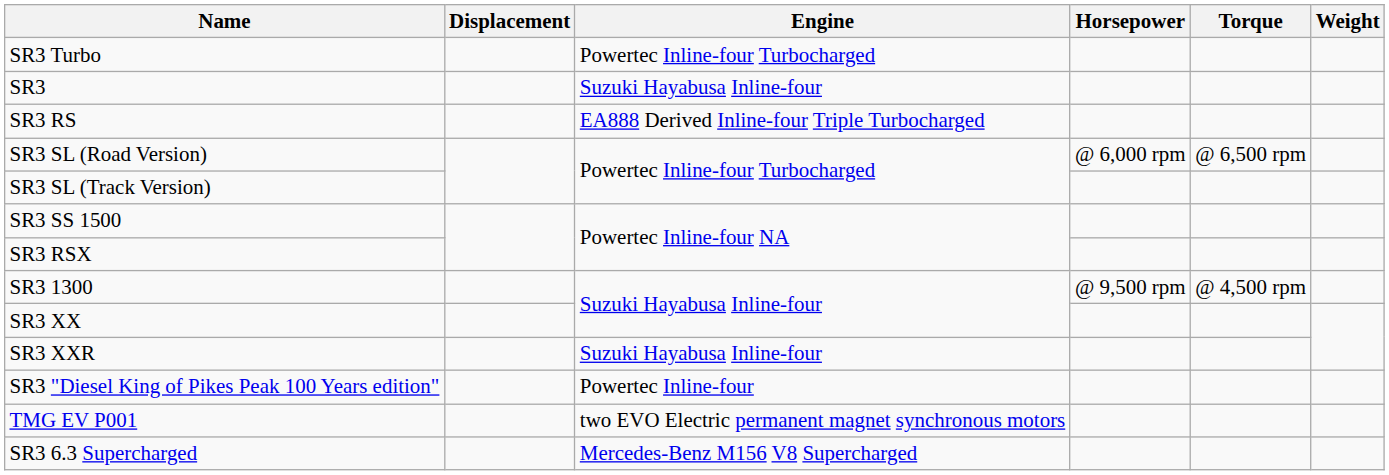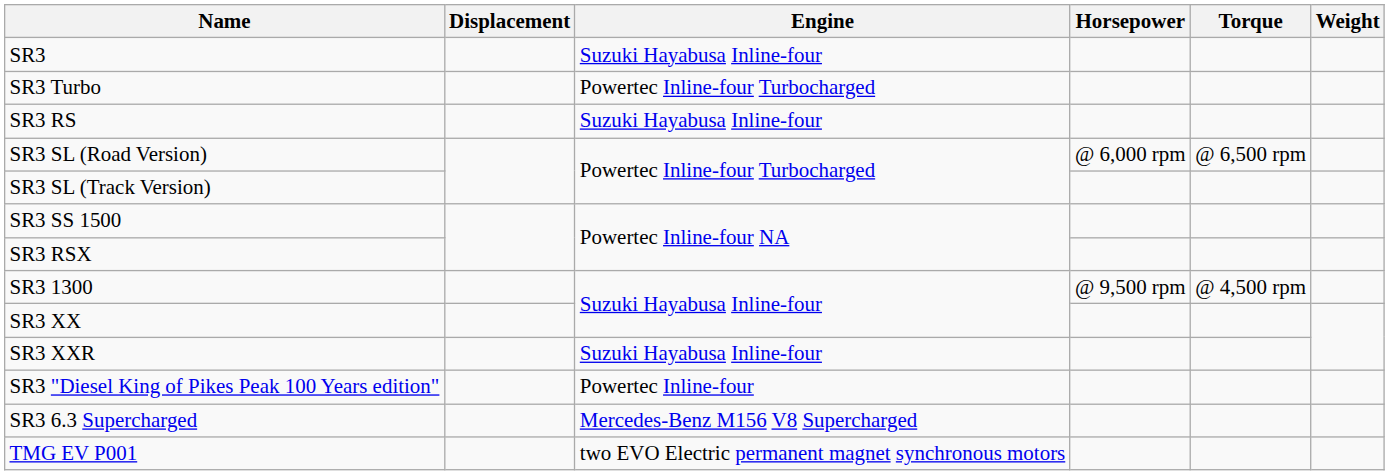rows swapped: (28, 87) <-> (55, 54)
(782, 120) EA888 Derived Inline-four Triple Turbocharged -> (701, 120) Suzuki Hayabusa Inline-four
rows swapped: (103, 453) <-> (73, 420)
